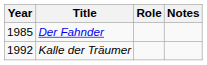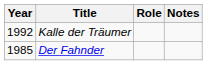rows swapped: (71, 32) <-> (85, 50)
